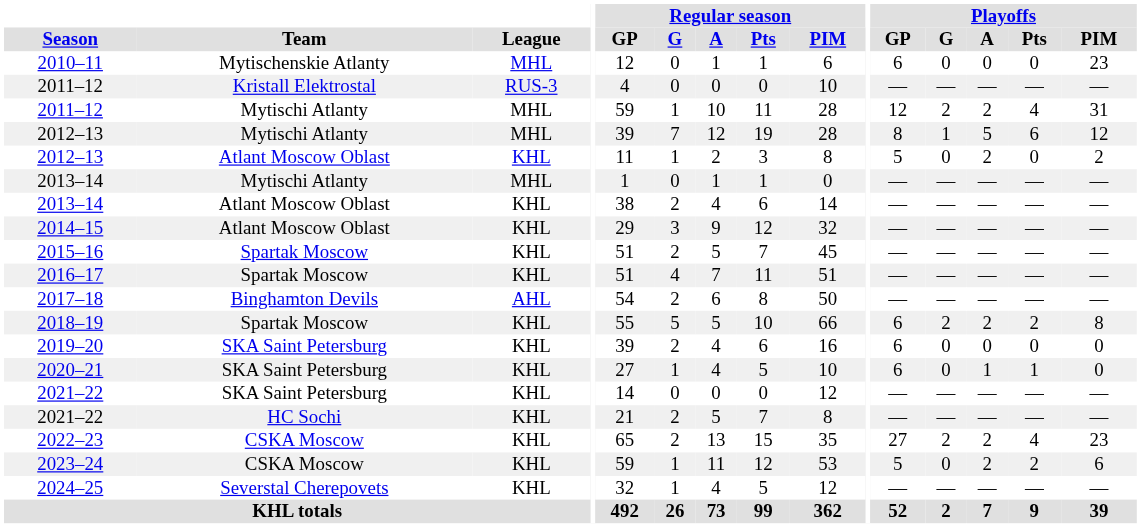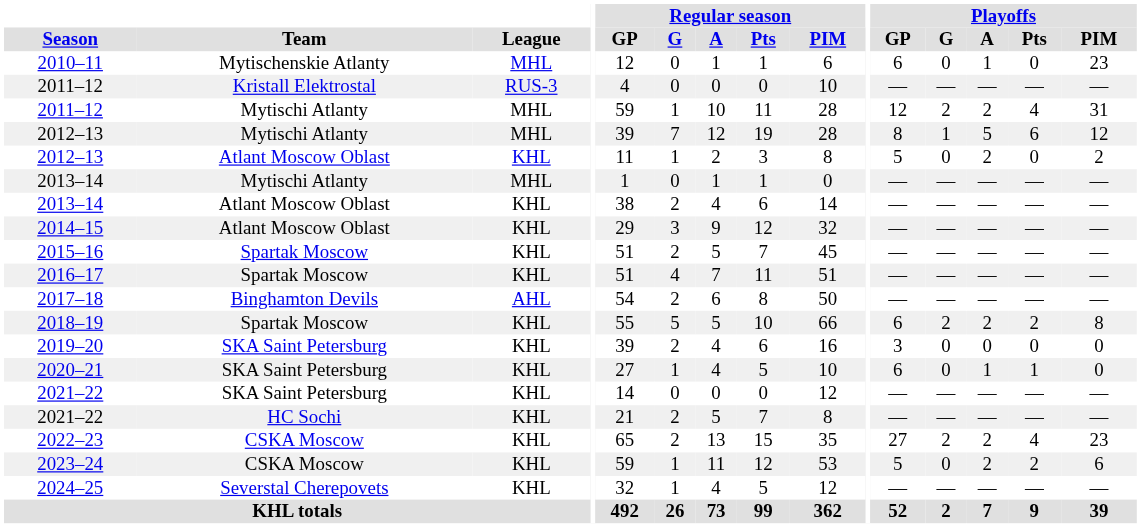(987, 62) 0 -> (987, 62) 1
(898, 346) 6 -> (898, 346) 3
